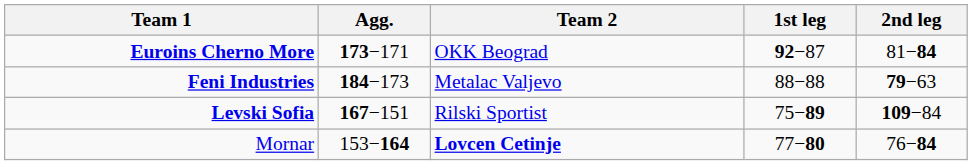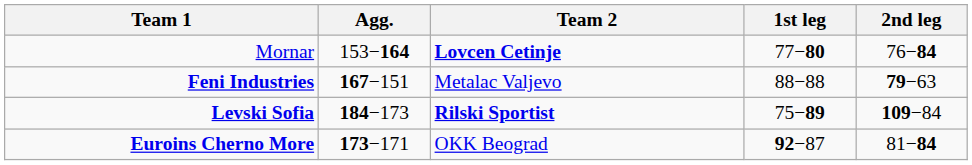rows swapped: (285, 143) <-> (222, 50)
(374, 81) 184−173 -> (374, 81) 167−151
(374, 112) 167−151 -> (374, 112) 184−173
(491, 112) normal -> (495, 112) bold
